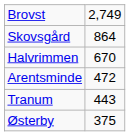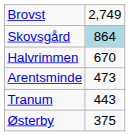(105, 36) no background -> (105, 36) lightblue background
(105, 78) 472 -> (105, 78) 473
